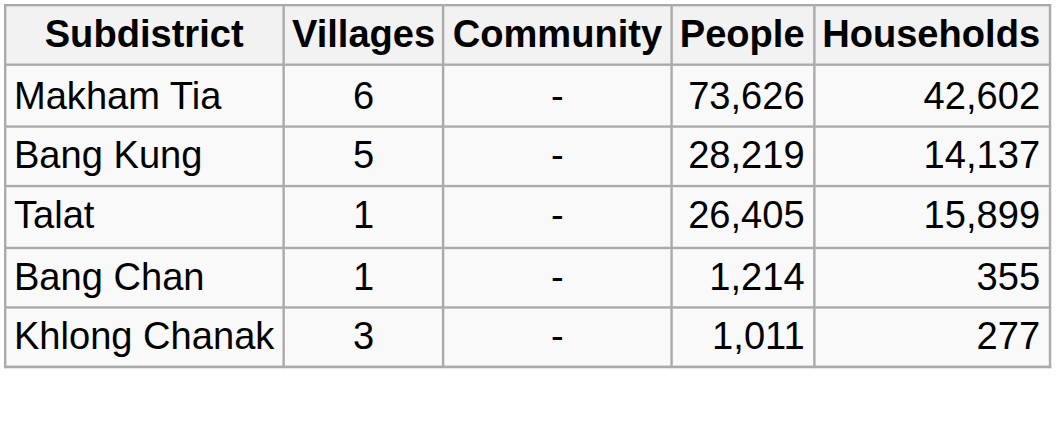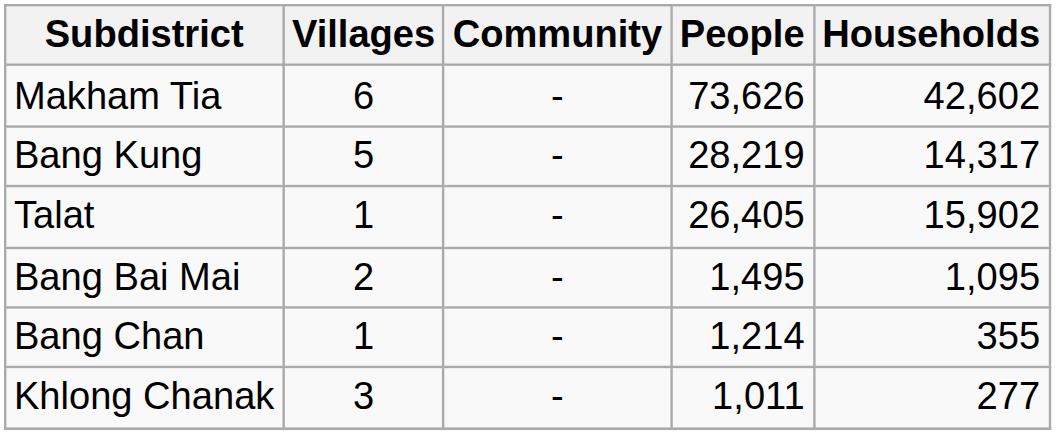(982, 155) 14,137 -> (982, 155) 14,317
(982, 215) 15,899 -> (982, 215) 15,902
+ row: (127, 276)
